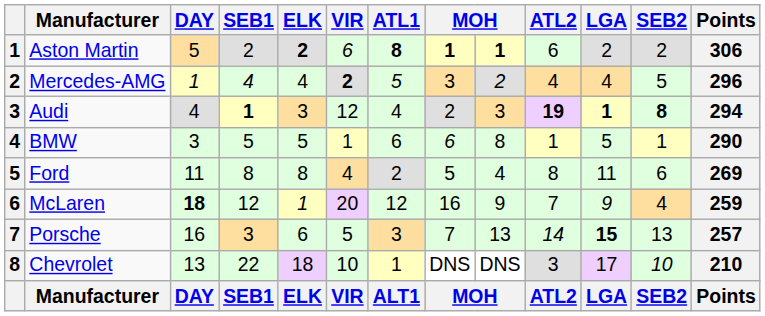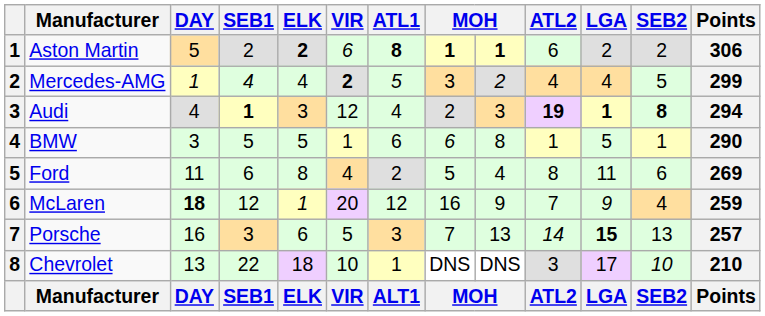(726, 81) 296 -> (726, 81) 299
(249, 173) 8 -> (249, 173) 6
